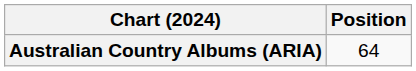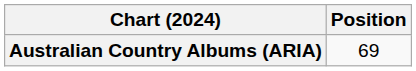(369, 50) 64 -> (369, 50) 69
